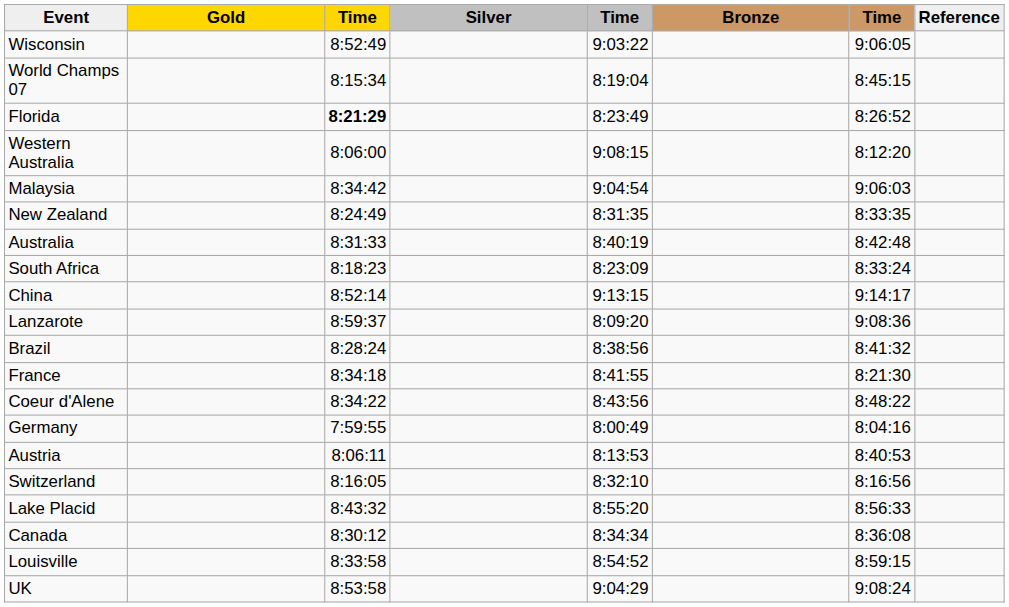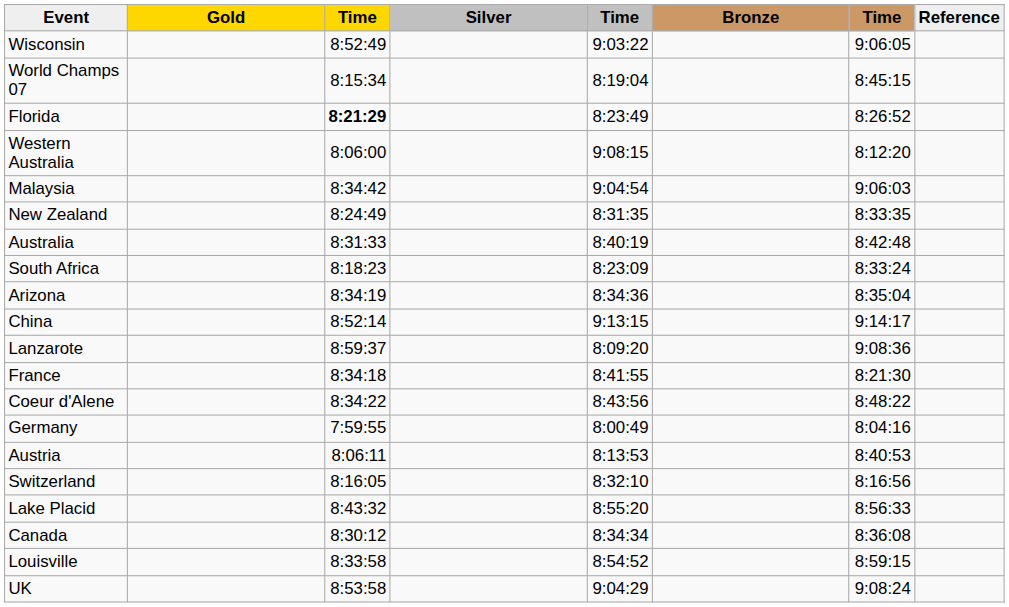+ row: (37, 295)
- row: (29, 348)
